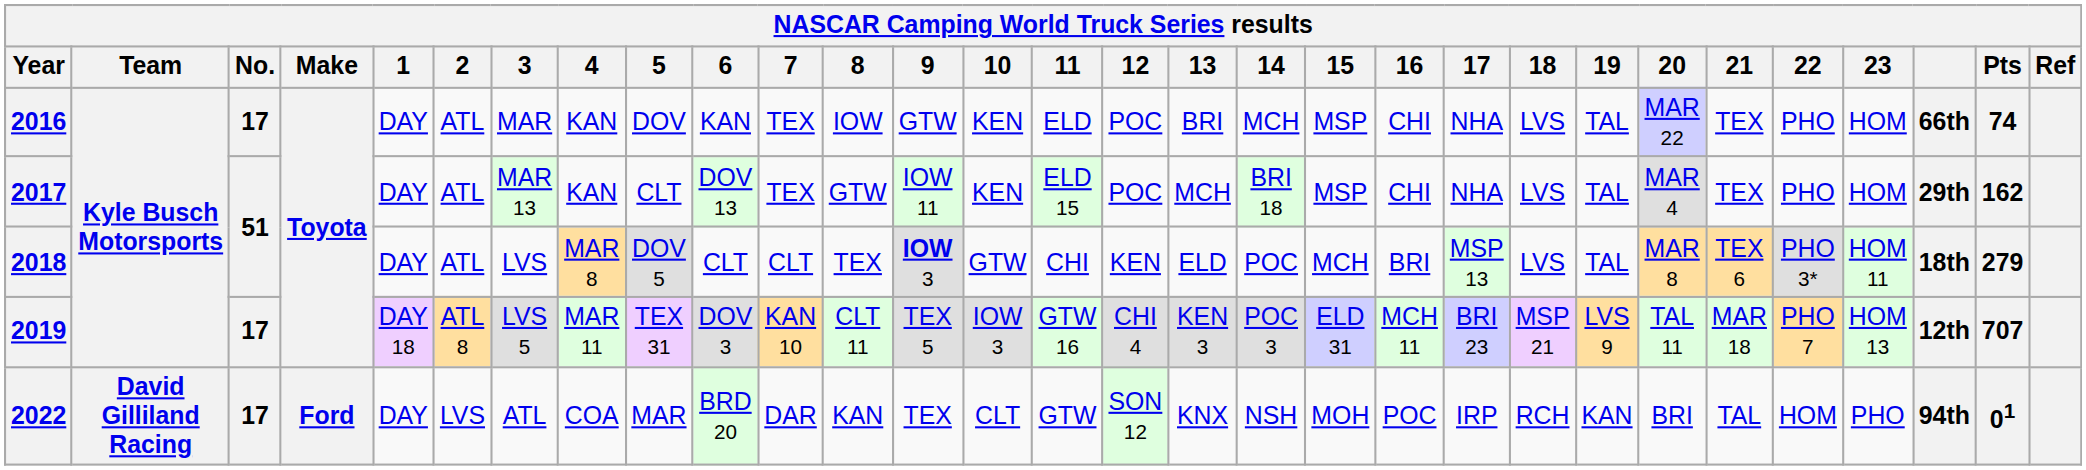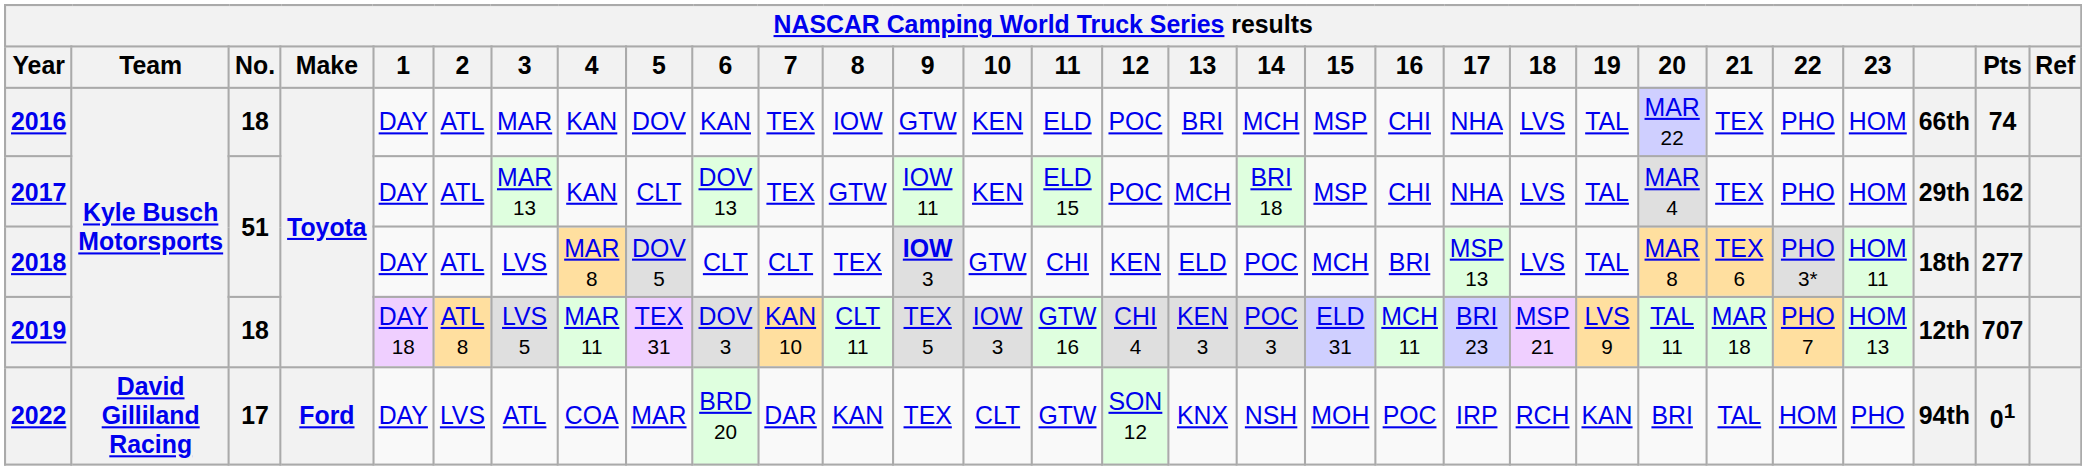(255, 122) 17 -> (255, 122) 18
(2003, 262) 279 -> (2003, 262) 277
(255, 332) 17 -> (255, 332) 18
